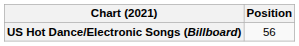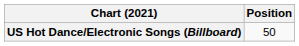(269, 31) 56 -> (269, 31) 50
